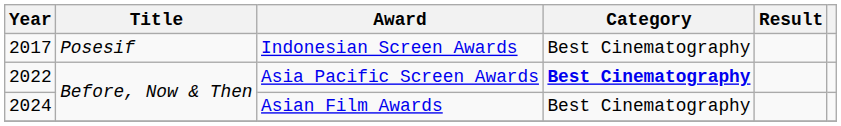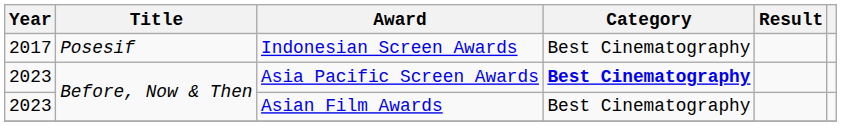(30, 77) 2022 -> (30, 77) 2023
(30, 106) 2024 -> (30, 106) 2023
